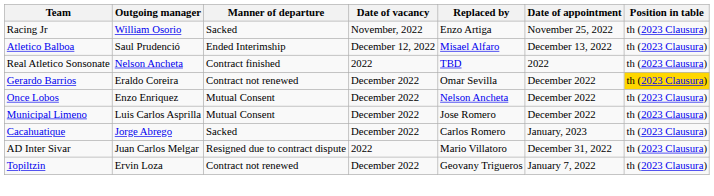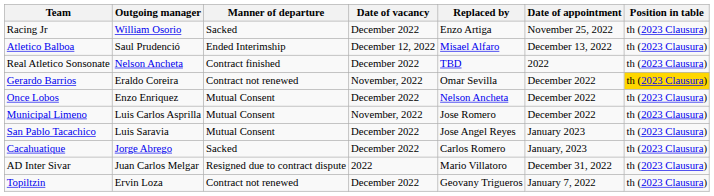(387, 30) November, 2022 -> (385, 30) December 2022
(362, 64) 2022 -> (385, 64) December 2022
(385, 81) December 2022 -> (387, 81) November, 2022
(385, 115) December 2022 -> (387, 115) November, 2022
+ row: (51, 132)
